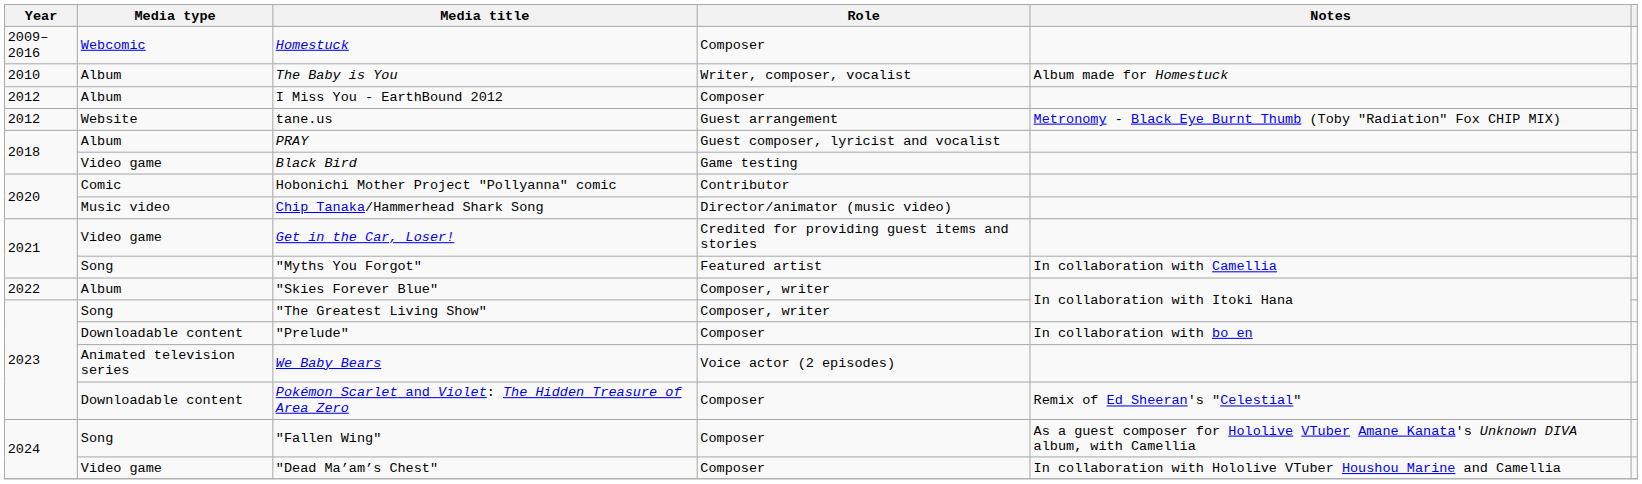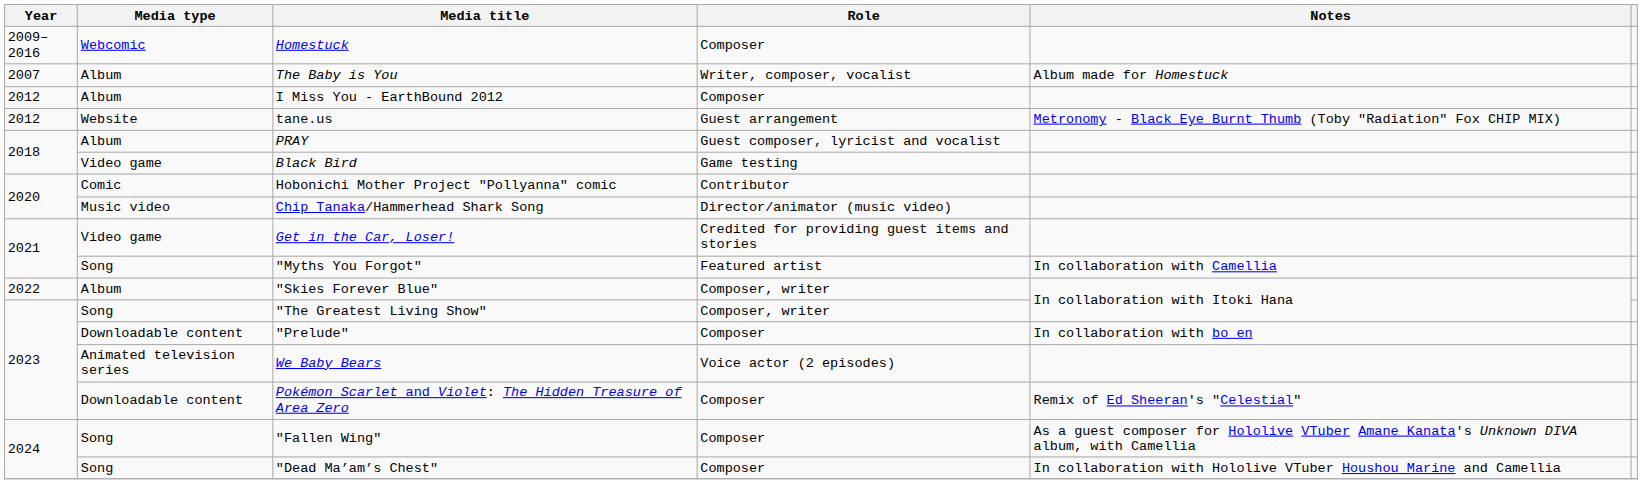(24, 75) 2010 -> (24, 75) 2007
(121, 468) Video game -> (97, 468) Song
